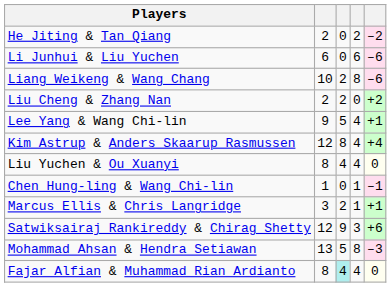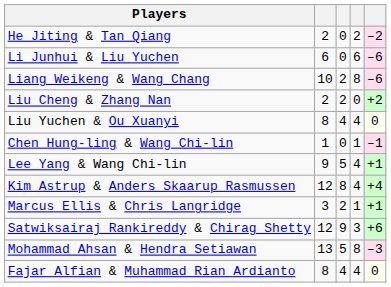rows swapped: (93, 165) <-> (97, 122)
rows swapped: (120, 186) <-> (152, 143)
(343, 272) paleturquoise background -> (343, 272) no background
